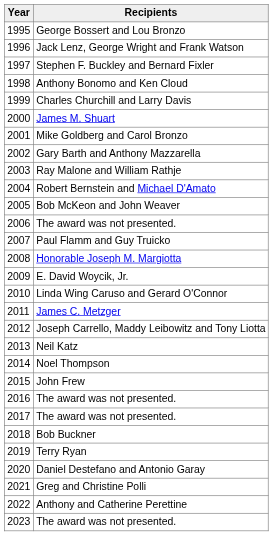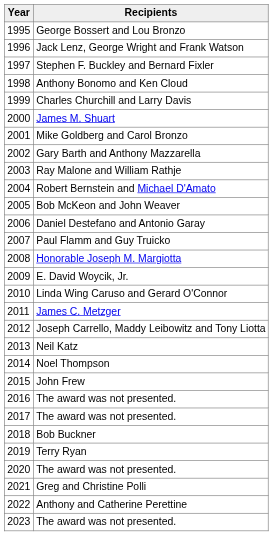(106, 223) The award was not presented. -> (121, 223) Daniel Destefano and Antonio Garay
(121, 469) Daniel Destefano and Antonio Garay -> (106, 469) The award was not presented.
